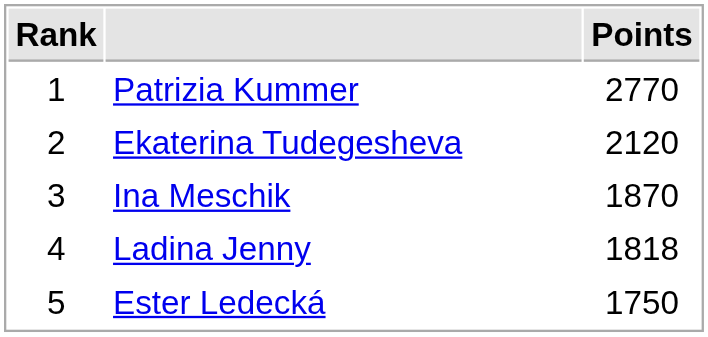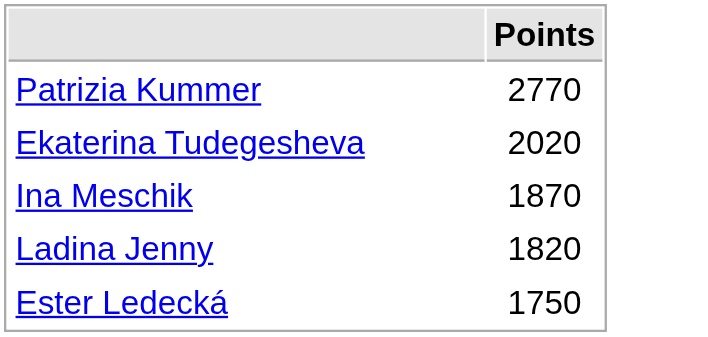- column: (56, 34)
(642, 143) 2120 -> (545, 143) 2020
(642, 249) 1818 -> (545, 249) 1820
